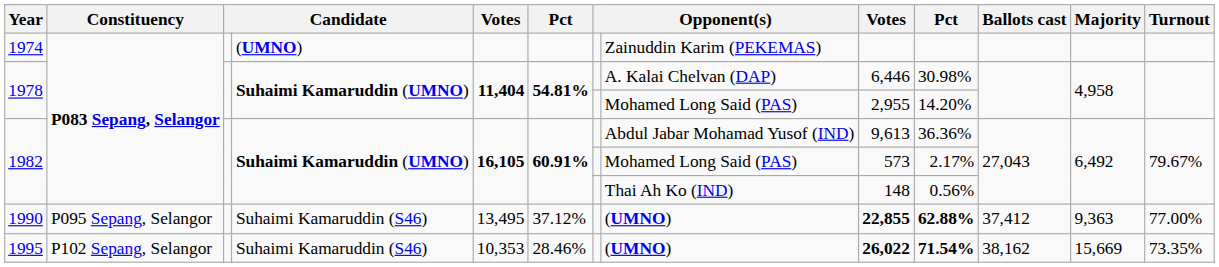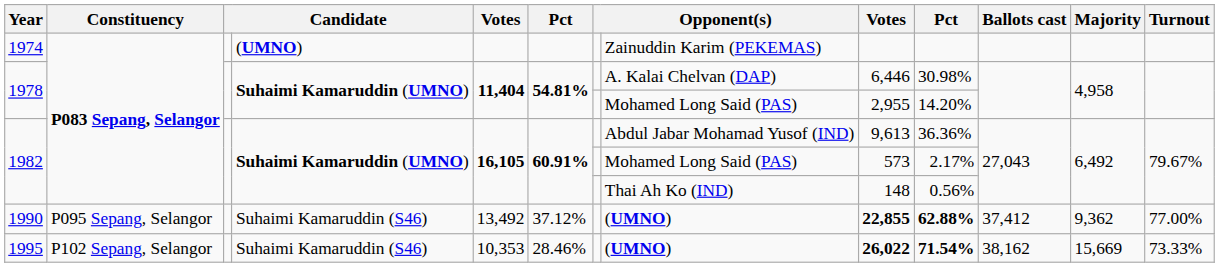(501, 218) 13,495 -> (501, 218) 13,492
(1094, 218) 9,363 -> (1094, 218) 9,362
(1176, 247) 73.35% -> (1176, 247) 73.33%
